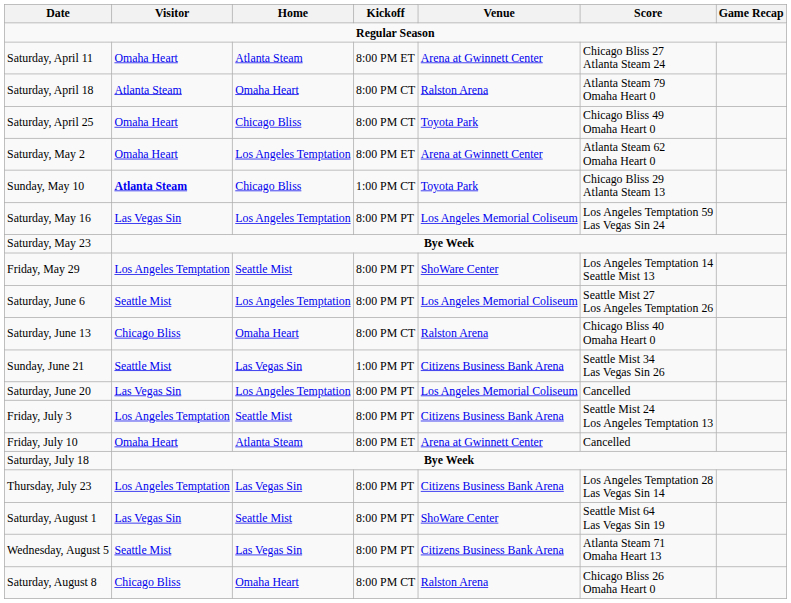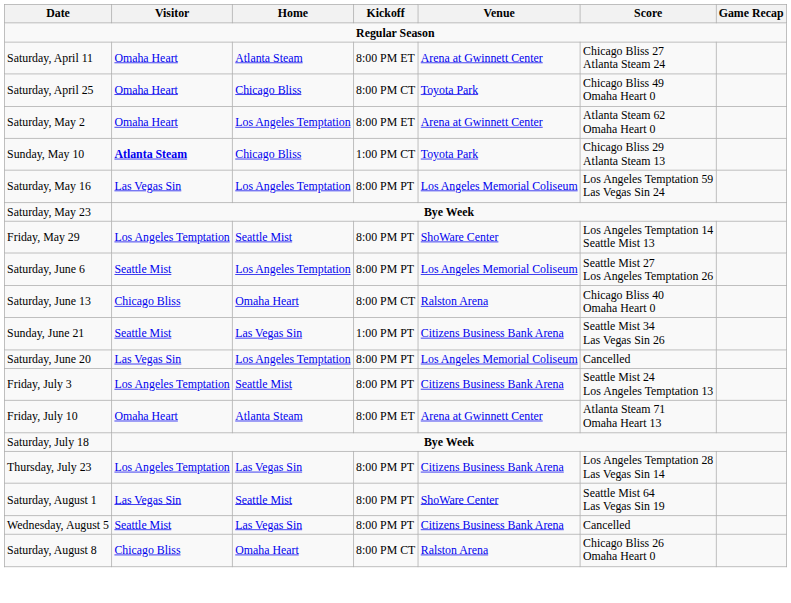- row: (50, 90)
(607, 442) Cancelled -> (624, 416) Atlanta Steam 71 Omaha Heart 13
(624, 550) Atlanta Steam 71 Omaha Heart 13 -> (607, 525) Cancelled
